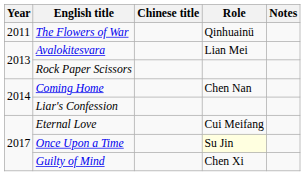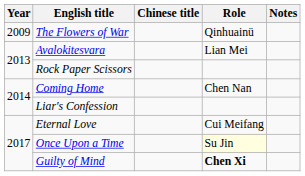(19, 32) 2011 -> (19, 32) 2009
(224, 161) normal -> (225, 161) bold
